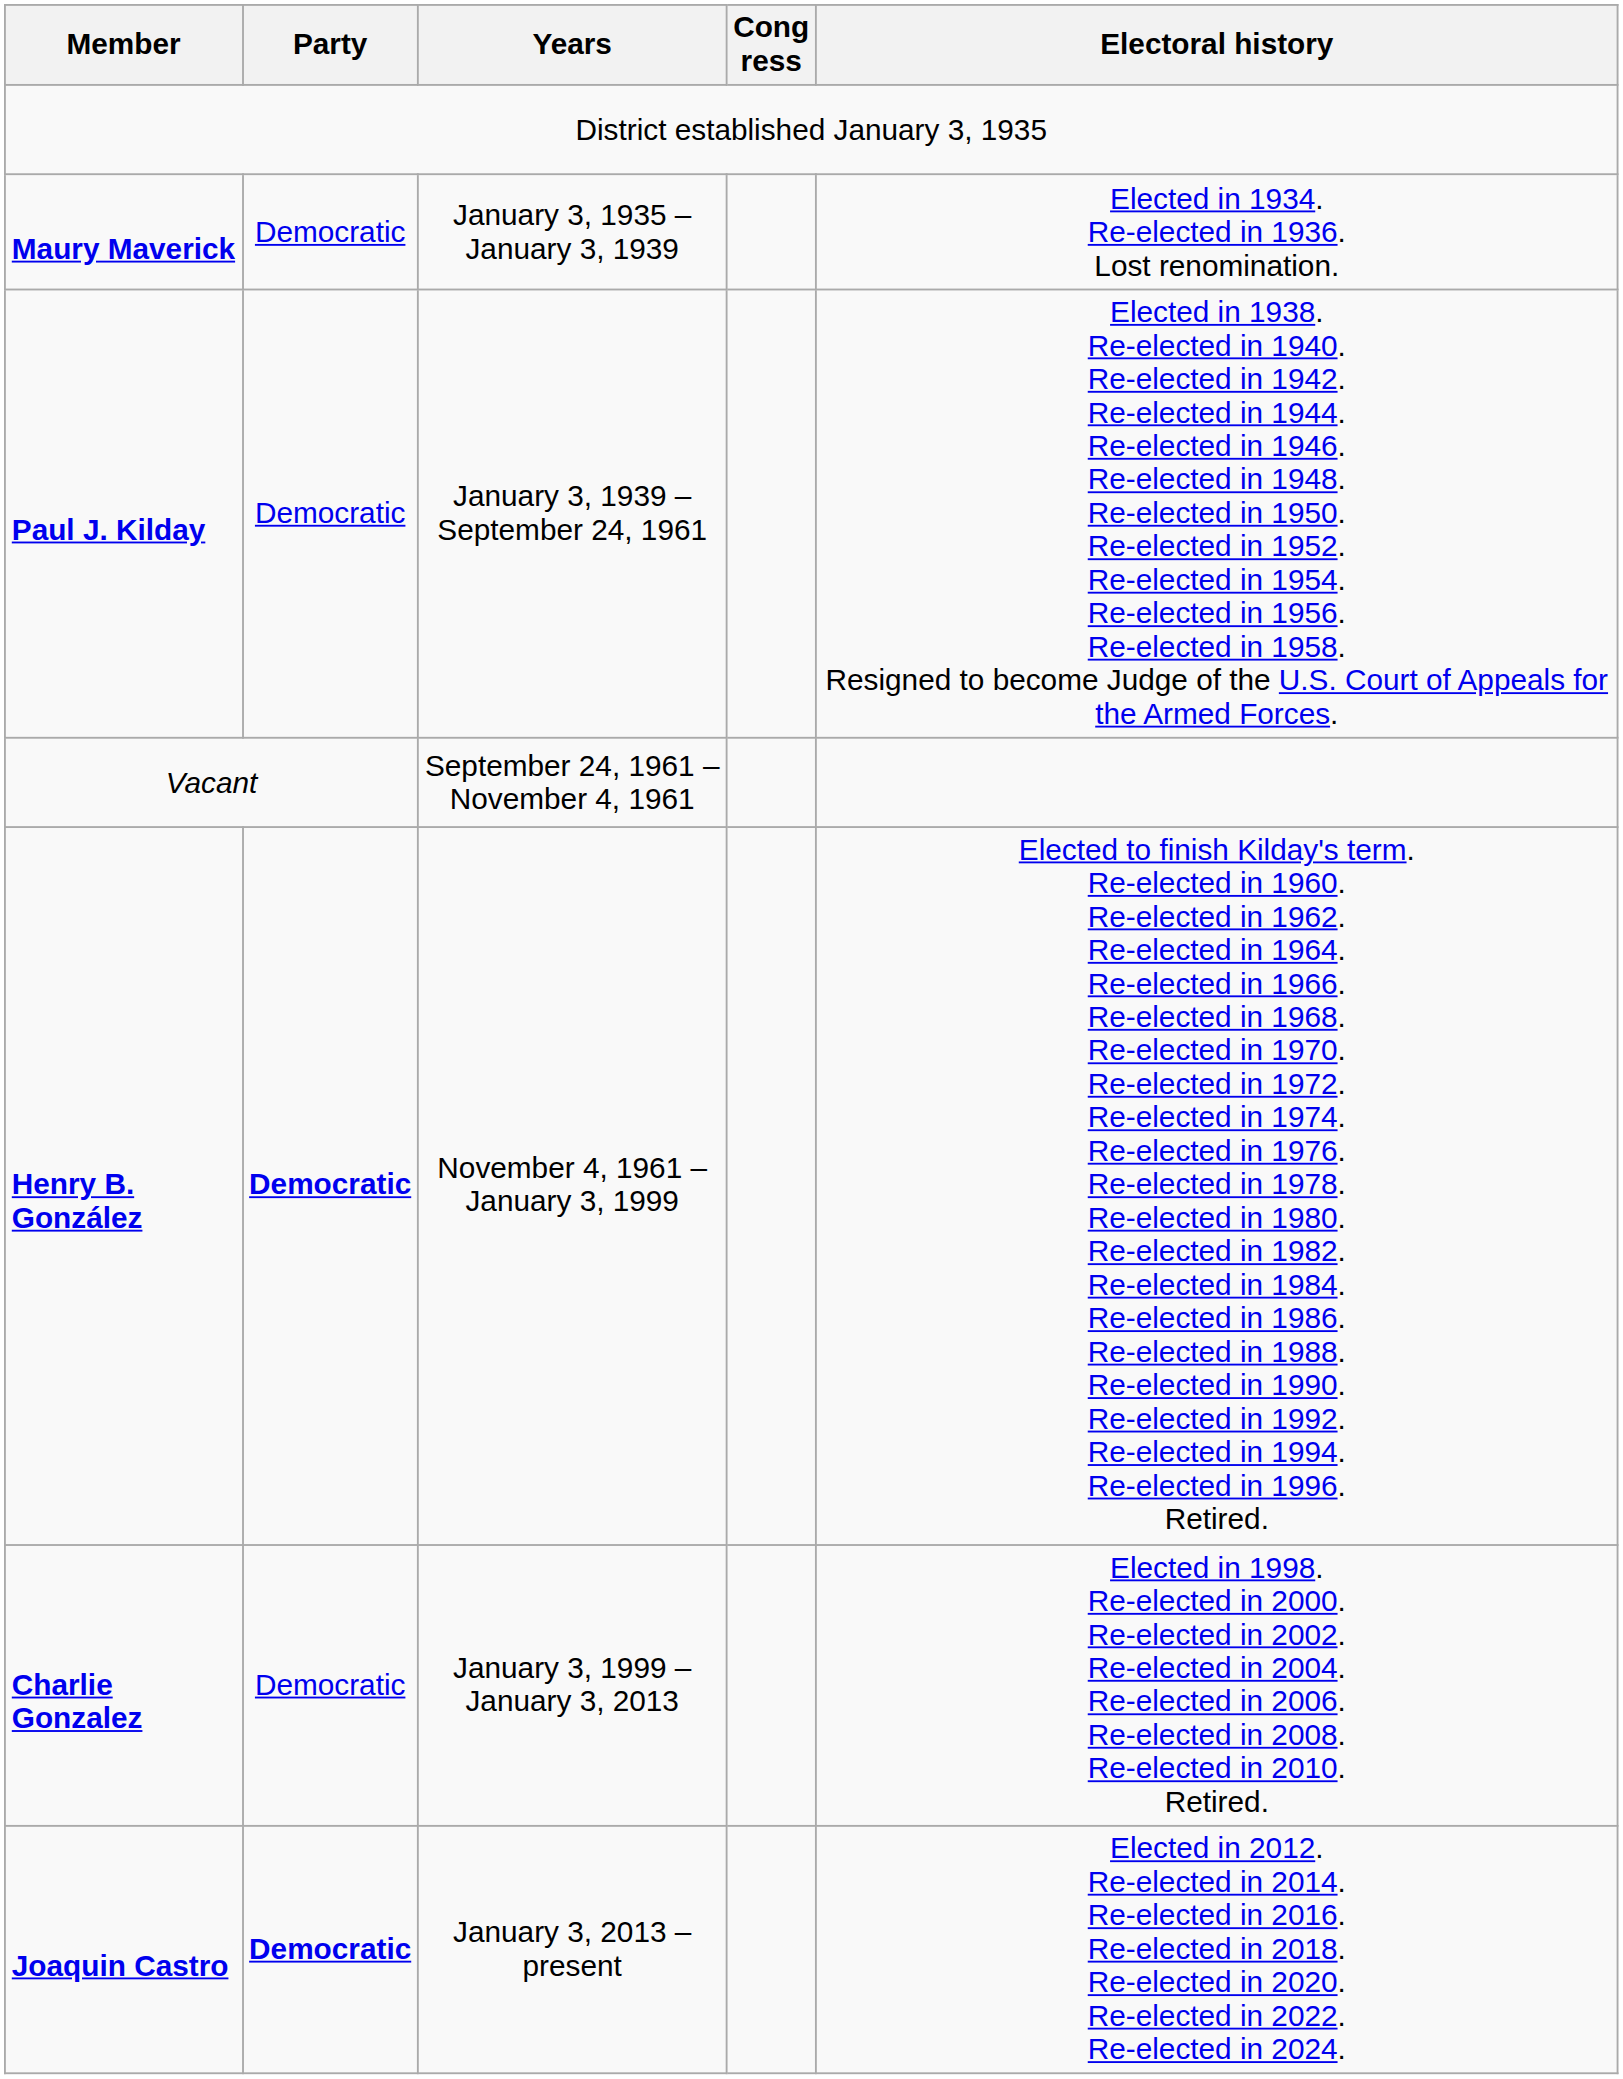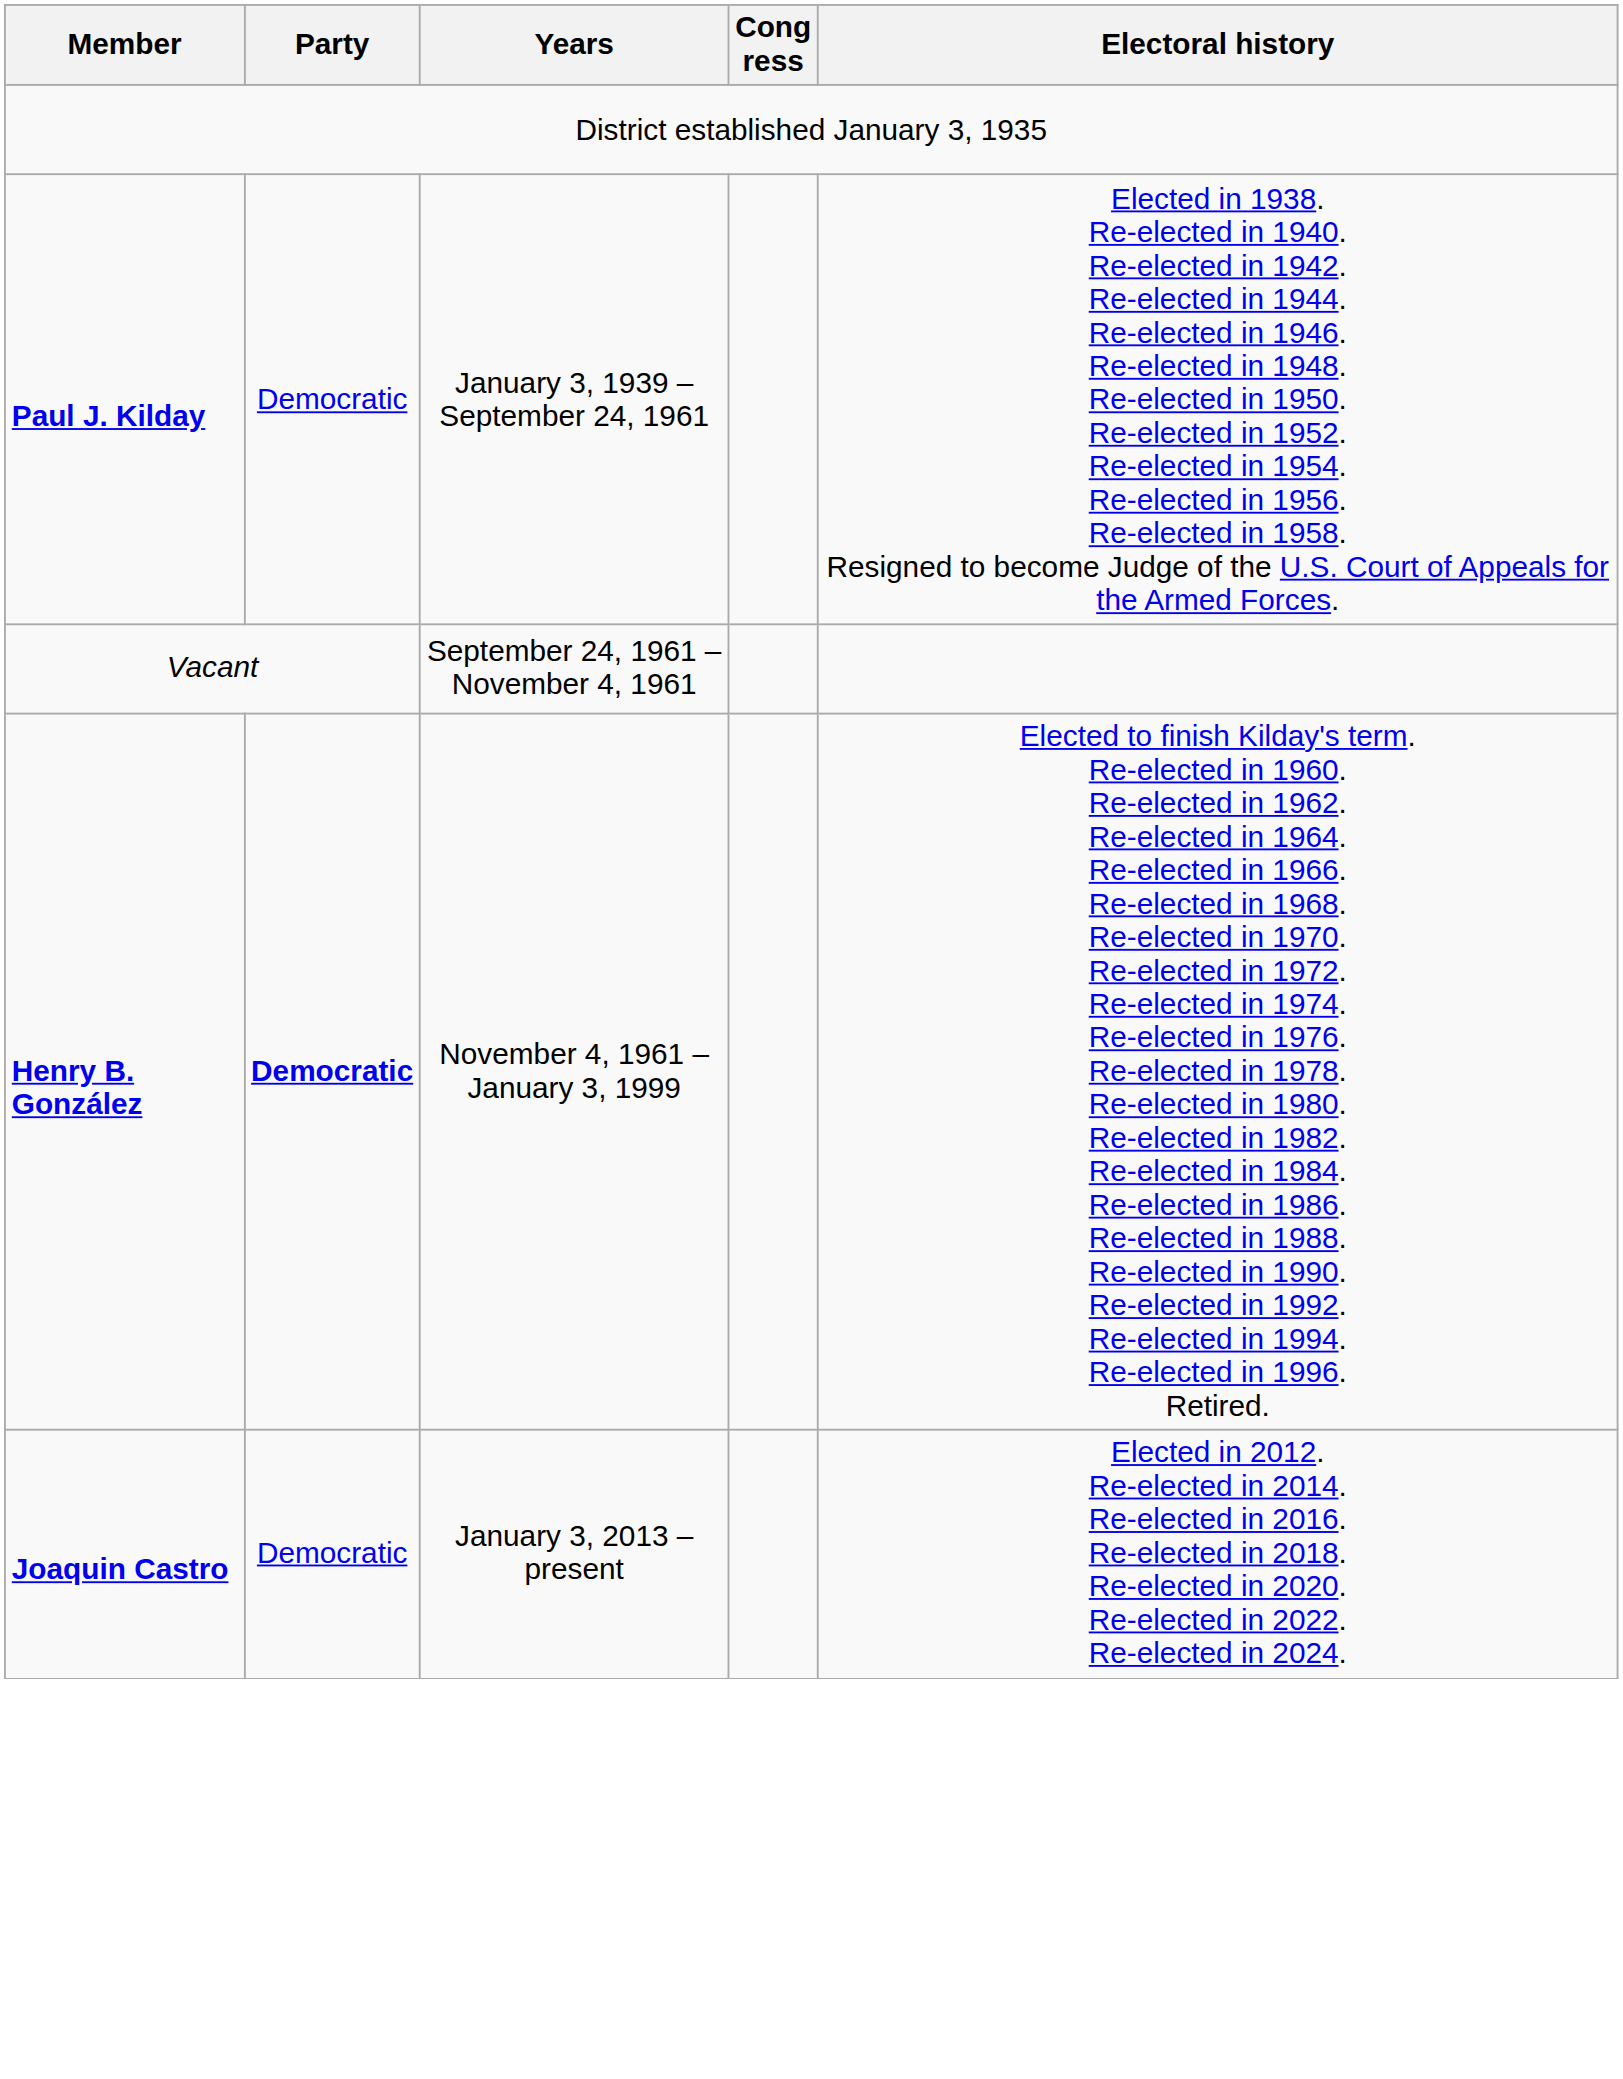- row: (123, 248)
- row: (77, 1701)
(330, 1949) bold -> (332, 1553) normal
